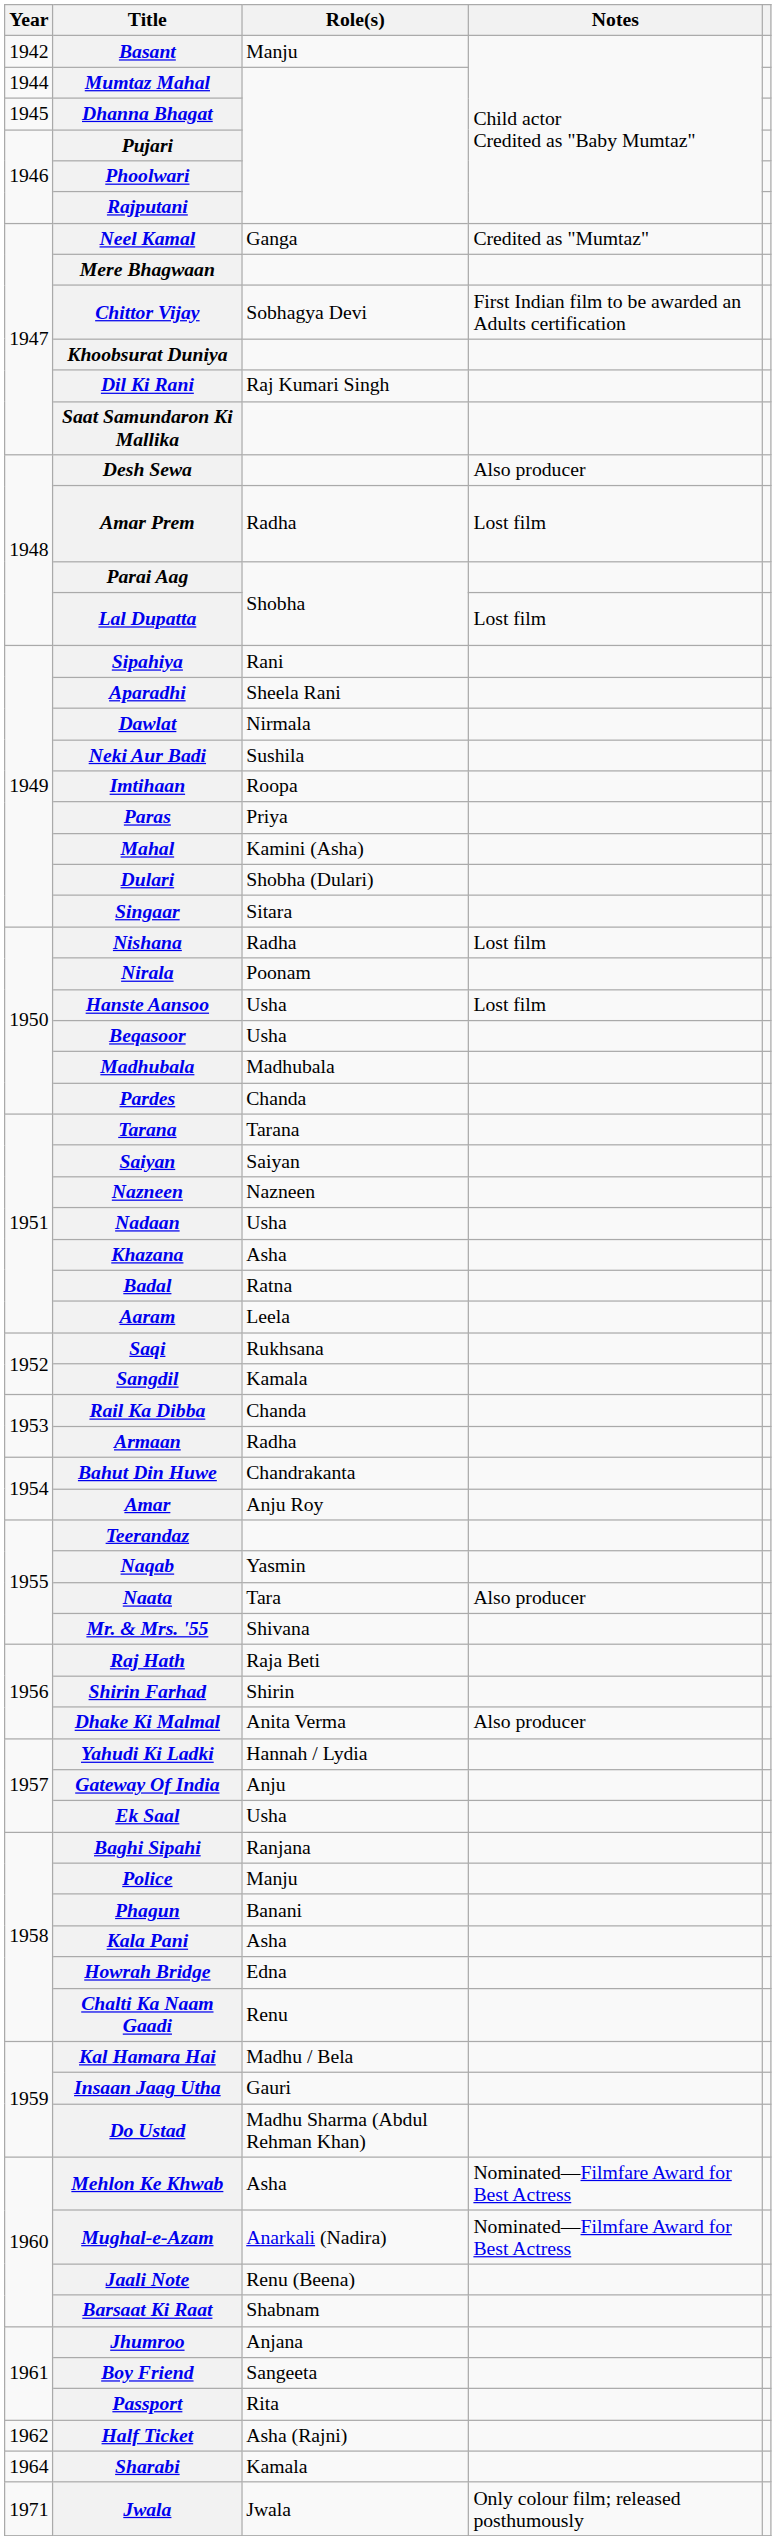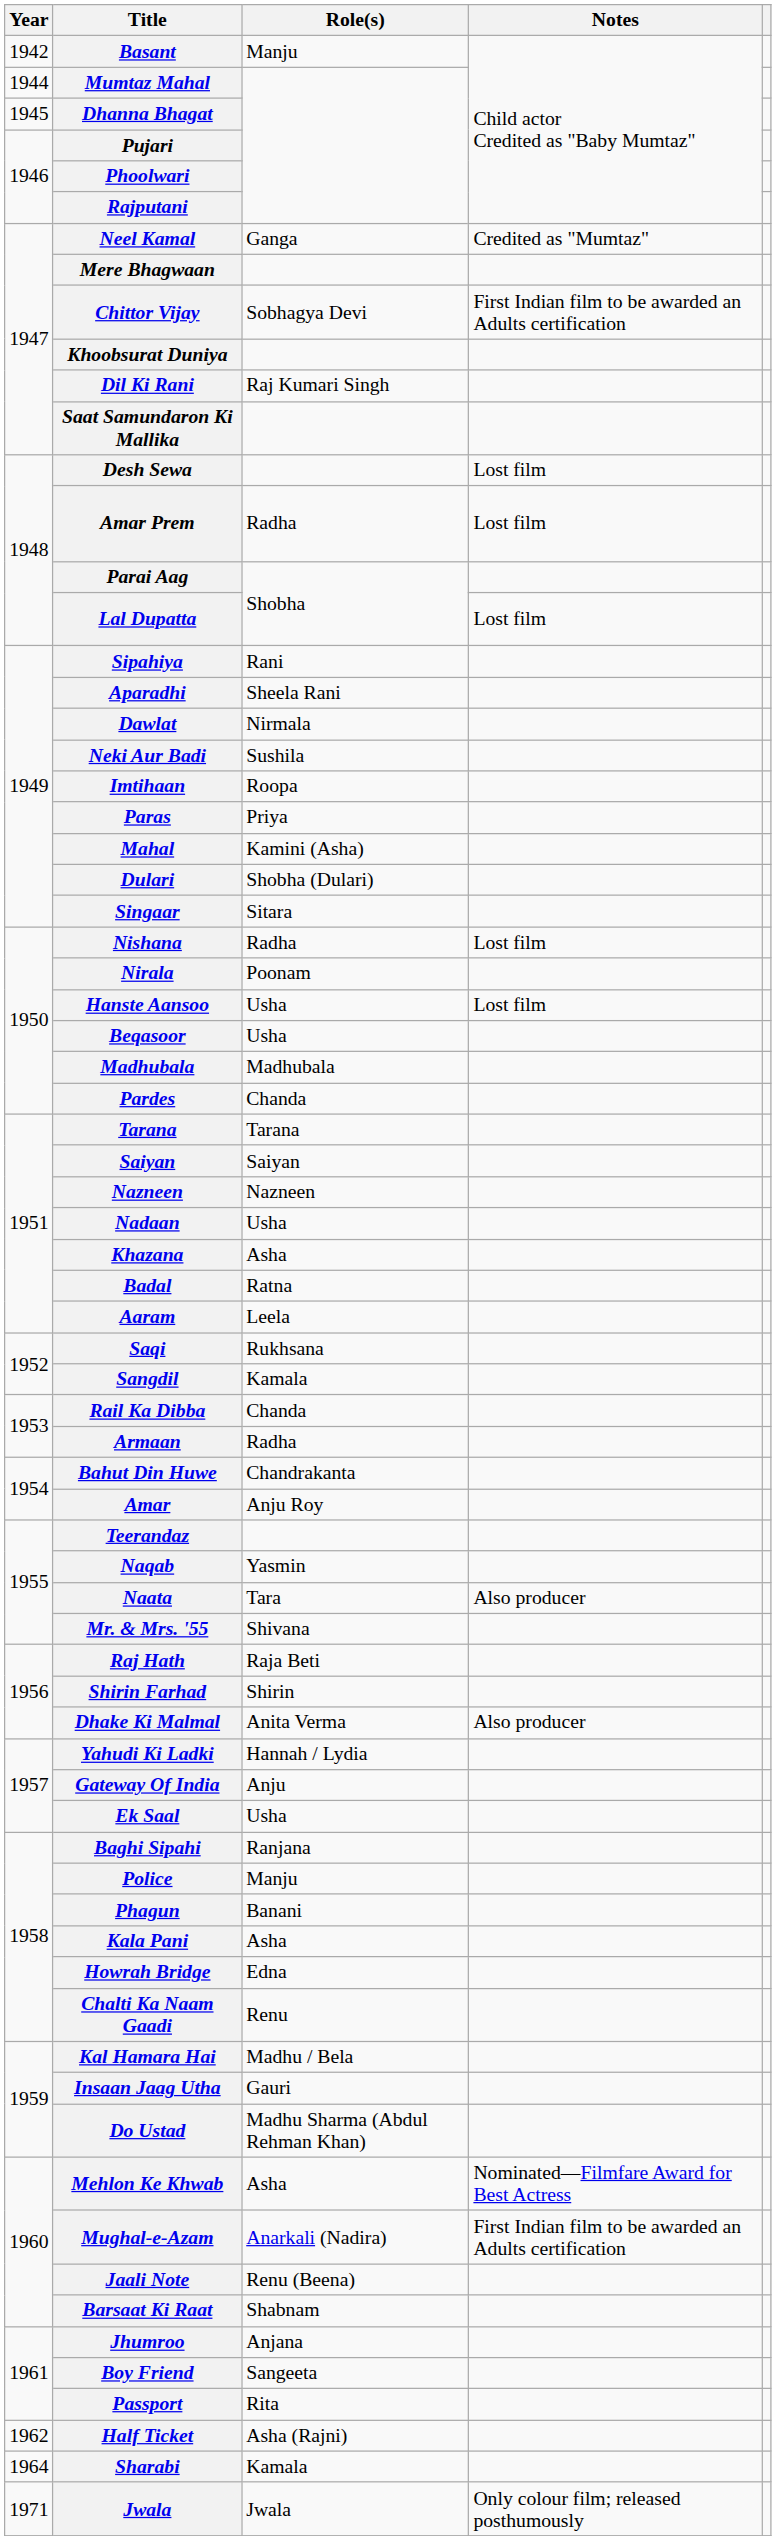(529, 470) Also producer -> (510, 470) Lost film
(603, 2237) Nominated—Filmfare Award for Best Actress -> (607, 2237) First Indian film to be awarded an Adults certification
